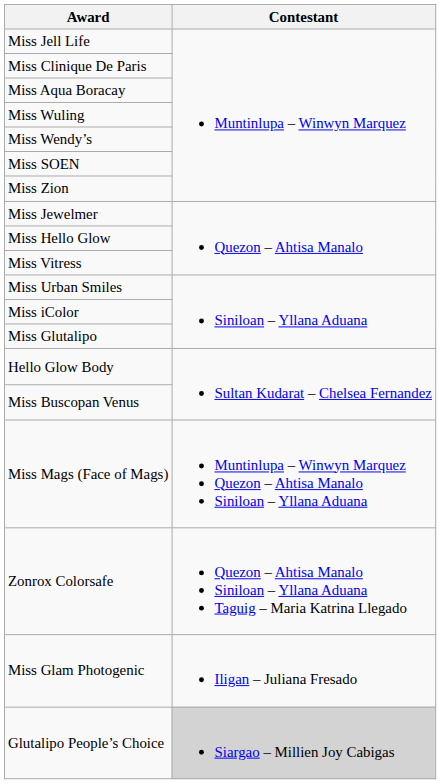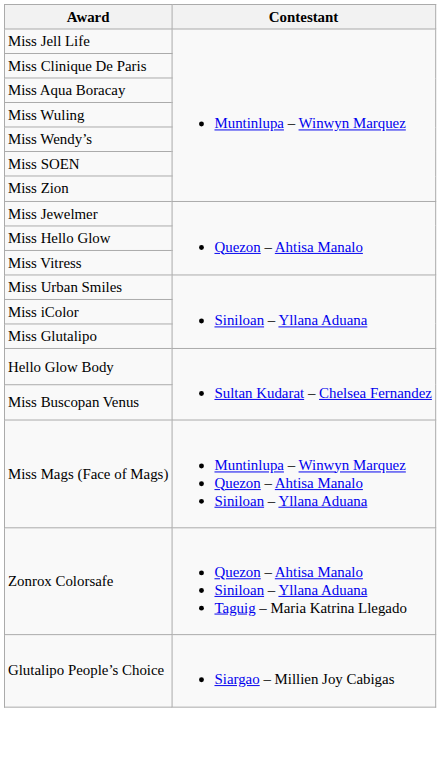- row: (76, 670)
(304, 752) lightgrey background -> (304, 680) no background
